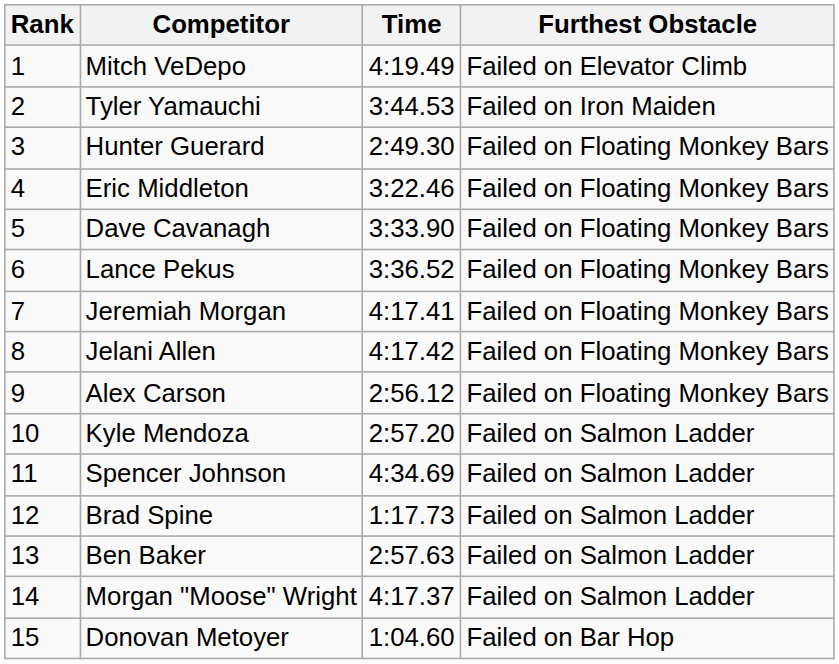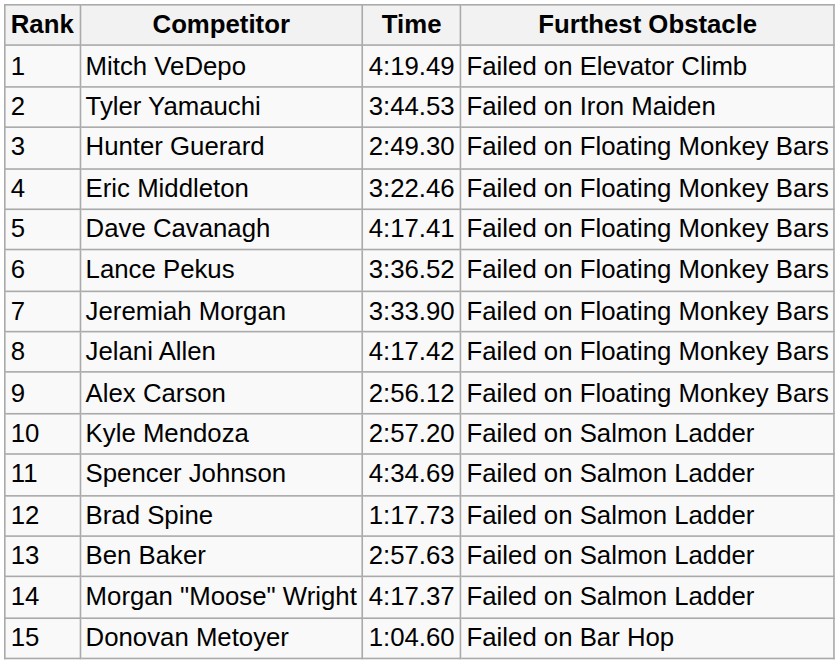(412, 229) 3:33.90 -> (412, 229) 4:17.41
(412, 310) 4:17.41 -> (412, 310) 3:33.90
